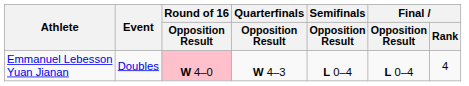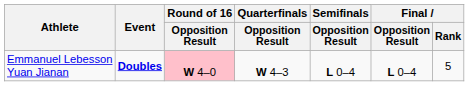(138, 66) normal -> (140, 66) bold
(445, 66) 4 -> (448, 66) 5
